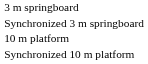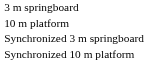rows swapped: (37, 38) <-> (74, 23)
